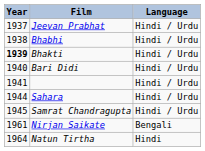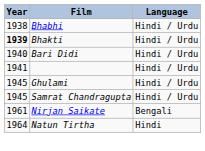- row: (68, 26)
- row: (47, 97)
+ row: (50, 82)
